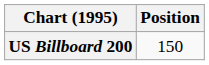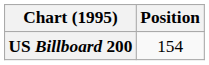(170, 45) 150 -> (170, 45) 154
